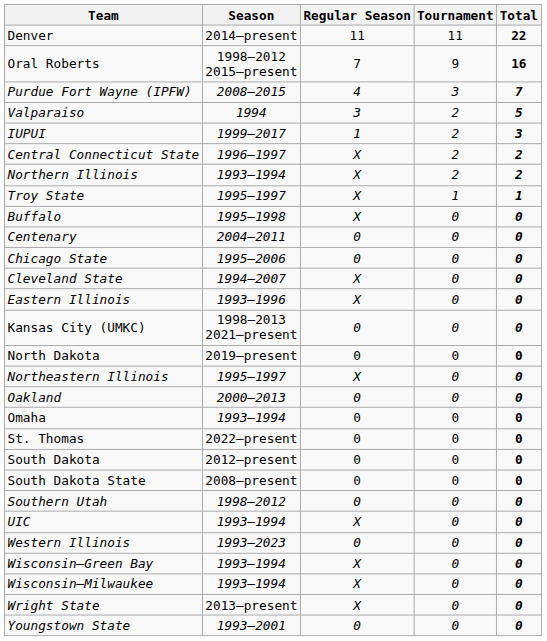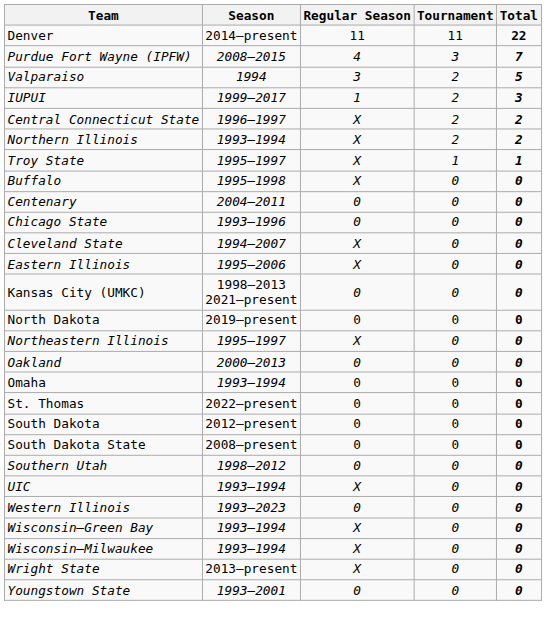- row: (54, 64)
(251, 258) 1995–2006 -> (251, 223) 1993–1996
(251, 300) 1993–1996 -> (251, 264) 1995–2006
